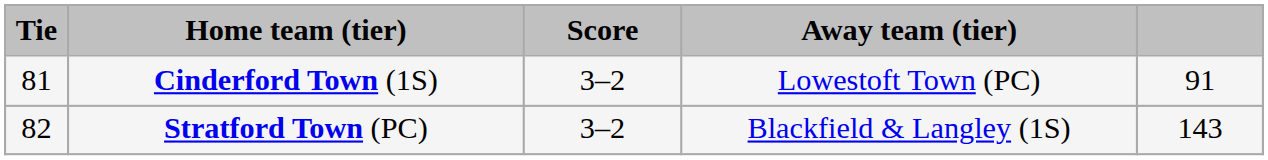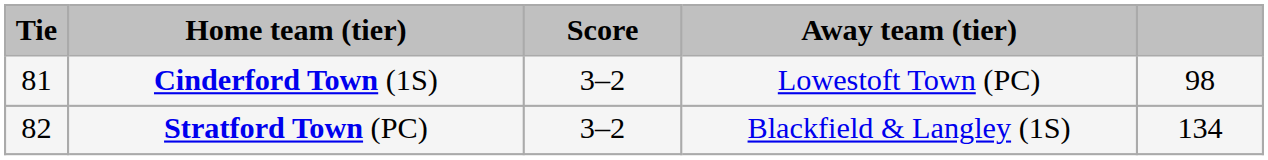(1200, 79) 91 -> (1200, 79) 98
(1200, 129) 143 -> (1200, 129) 134
